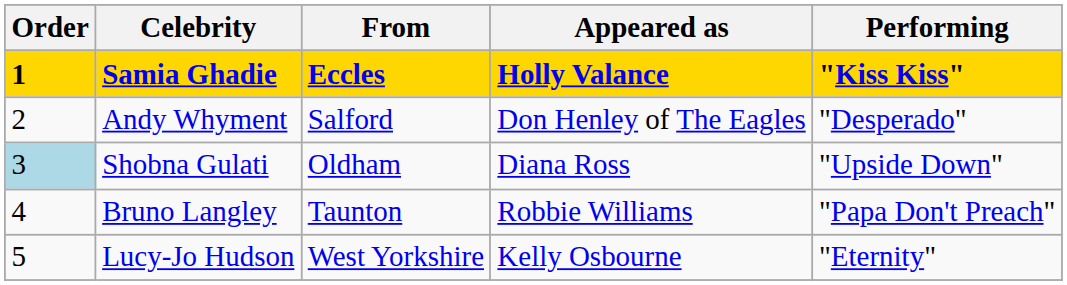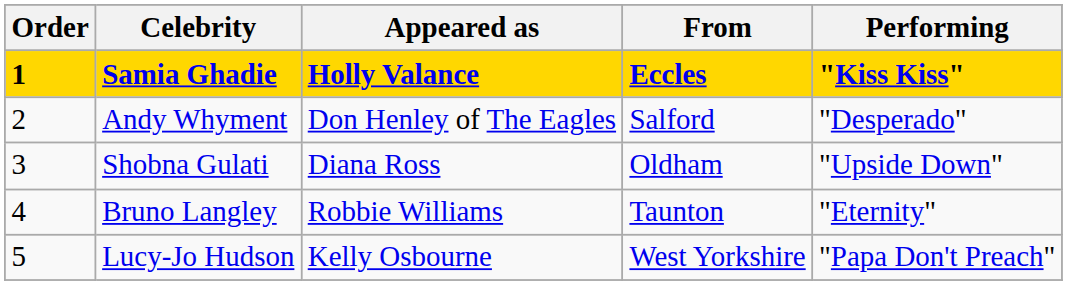columns swapped: (396, 27) <-> (652, 27)
(19, 165) lightblue background -> (19, 165) no background
(937, 211) "Papa Don't Preach" -> (878, 211) "Eternity"
(878, 257) "Eternity" -> (937, 257) "Papa Don't Preach"
